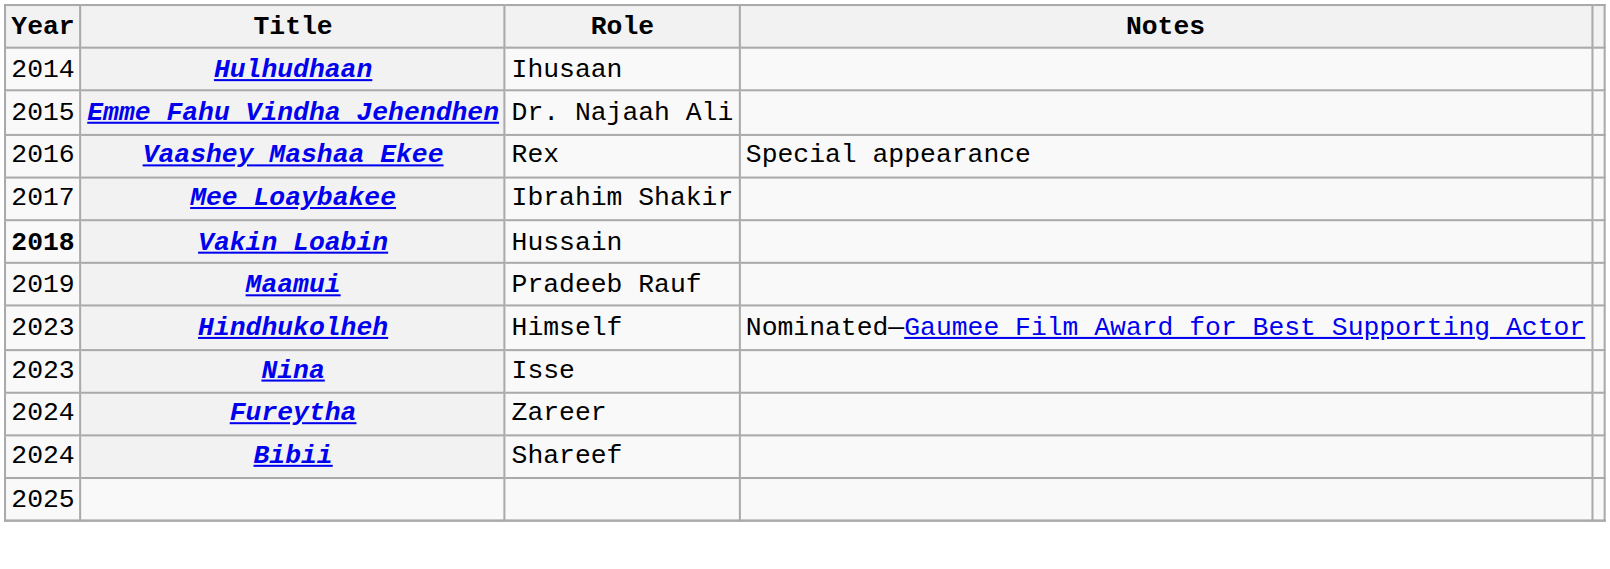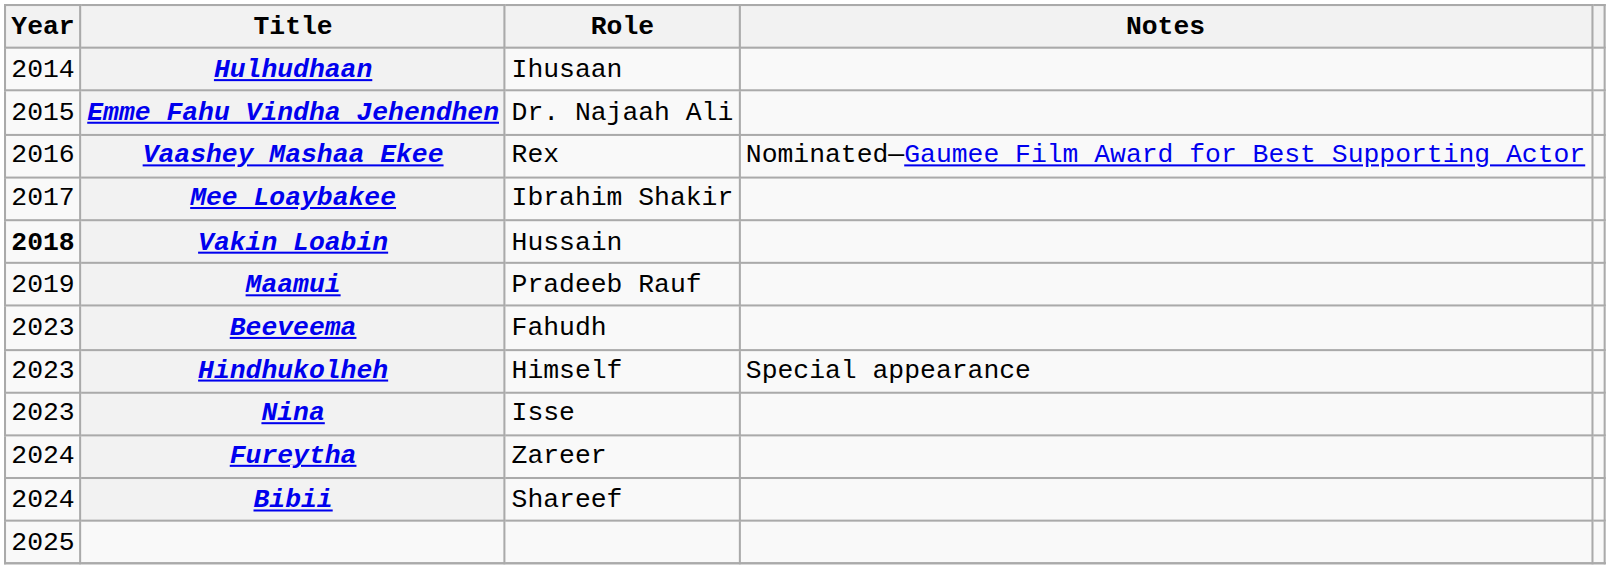(888, 156) Special appearance -> (1166, 156) Nominated—Gaumee Film Award for Best Supporting Actor
+ row: (293, 328)
(1166, 328) Nominated—Gaumee Film Award for Best Supporting Actor -> (888, 371) Special appearance
